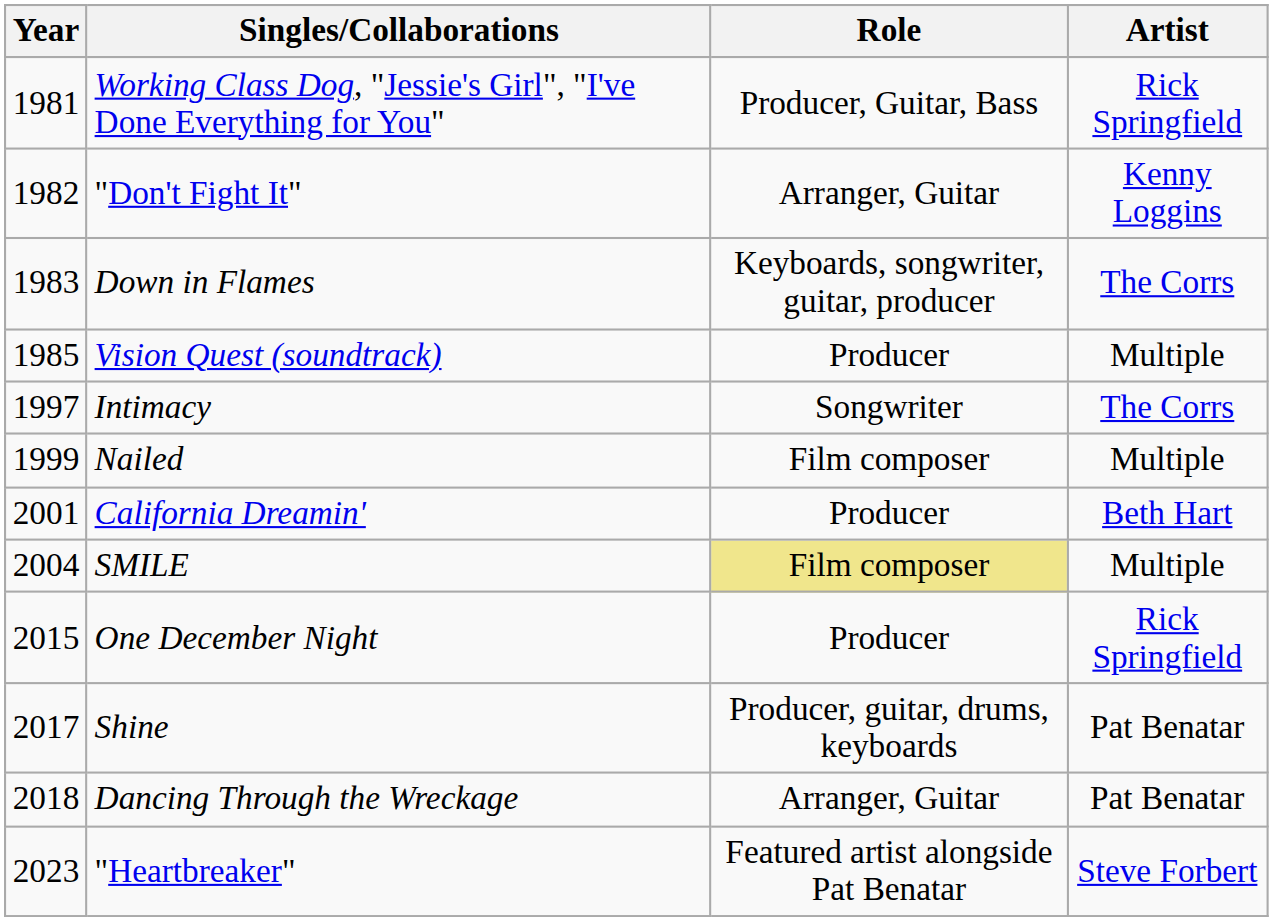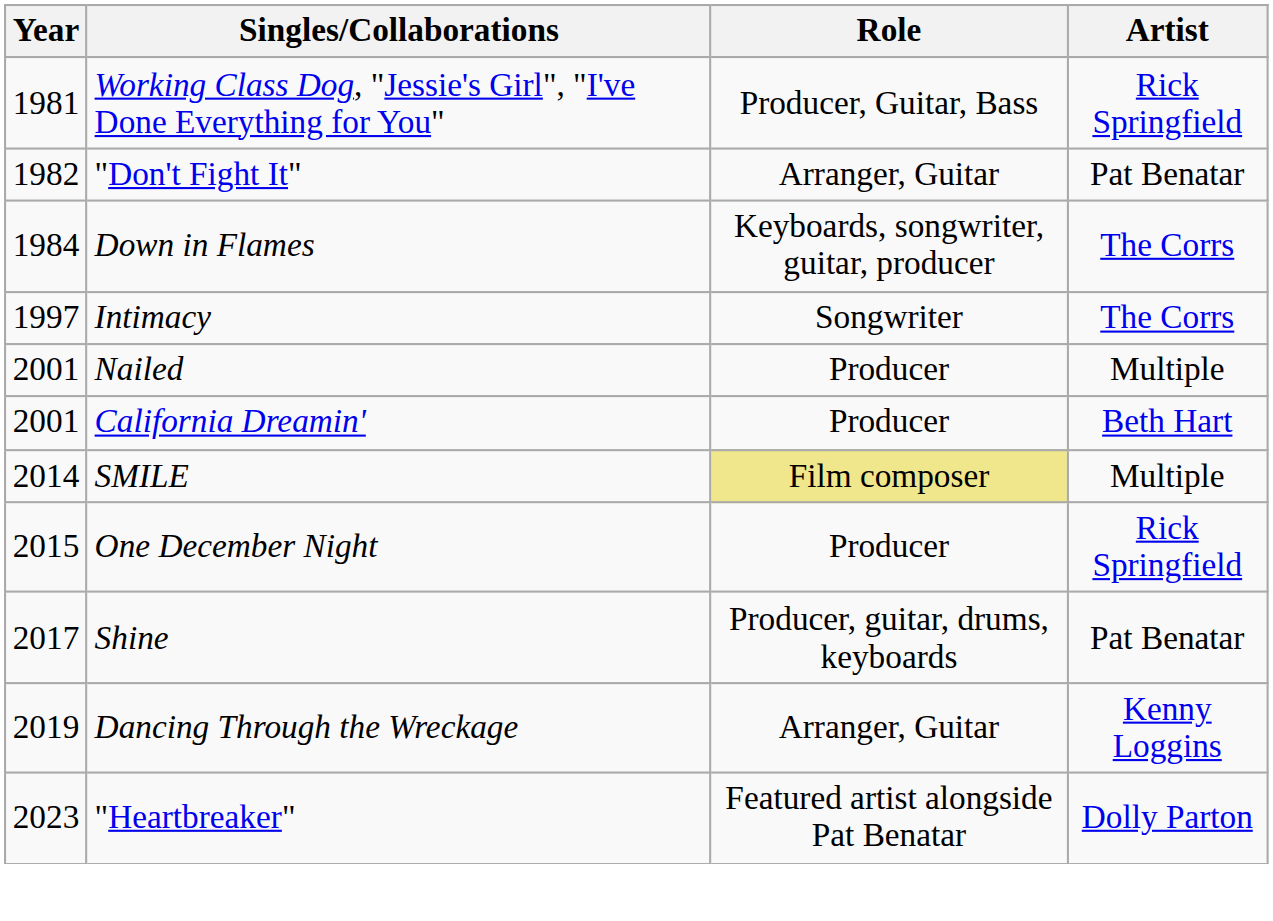(1167, 192) Kenny Loggins -> (1167, 173) Pat Benatar
(46, 282) 1983 -> (46, 245) 1984
- row: (268, 354)
(46, 459) 1999 -> (46, 369) 2001
(889, 459) Film composer -> (889, 369) Producer
(46, 565) 2004 -> (46, 475) 2014
(46, 798) 2018 -> (46, 727) 2019
(1167, 798) Pat Benatar -> (1167, 727) Kenny Loggins
(1167, 870) Steve Forbert -> (1167, 817) Dolly Parton
